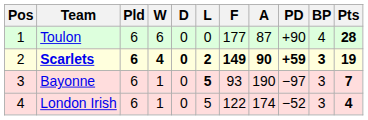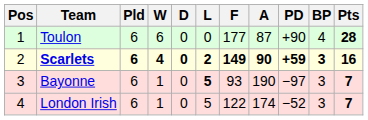(349, 59) 19 -> (349, 59) 16
(349, 103) 4 -> (349, 103) 7
